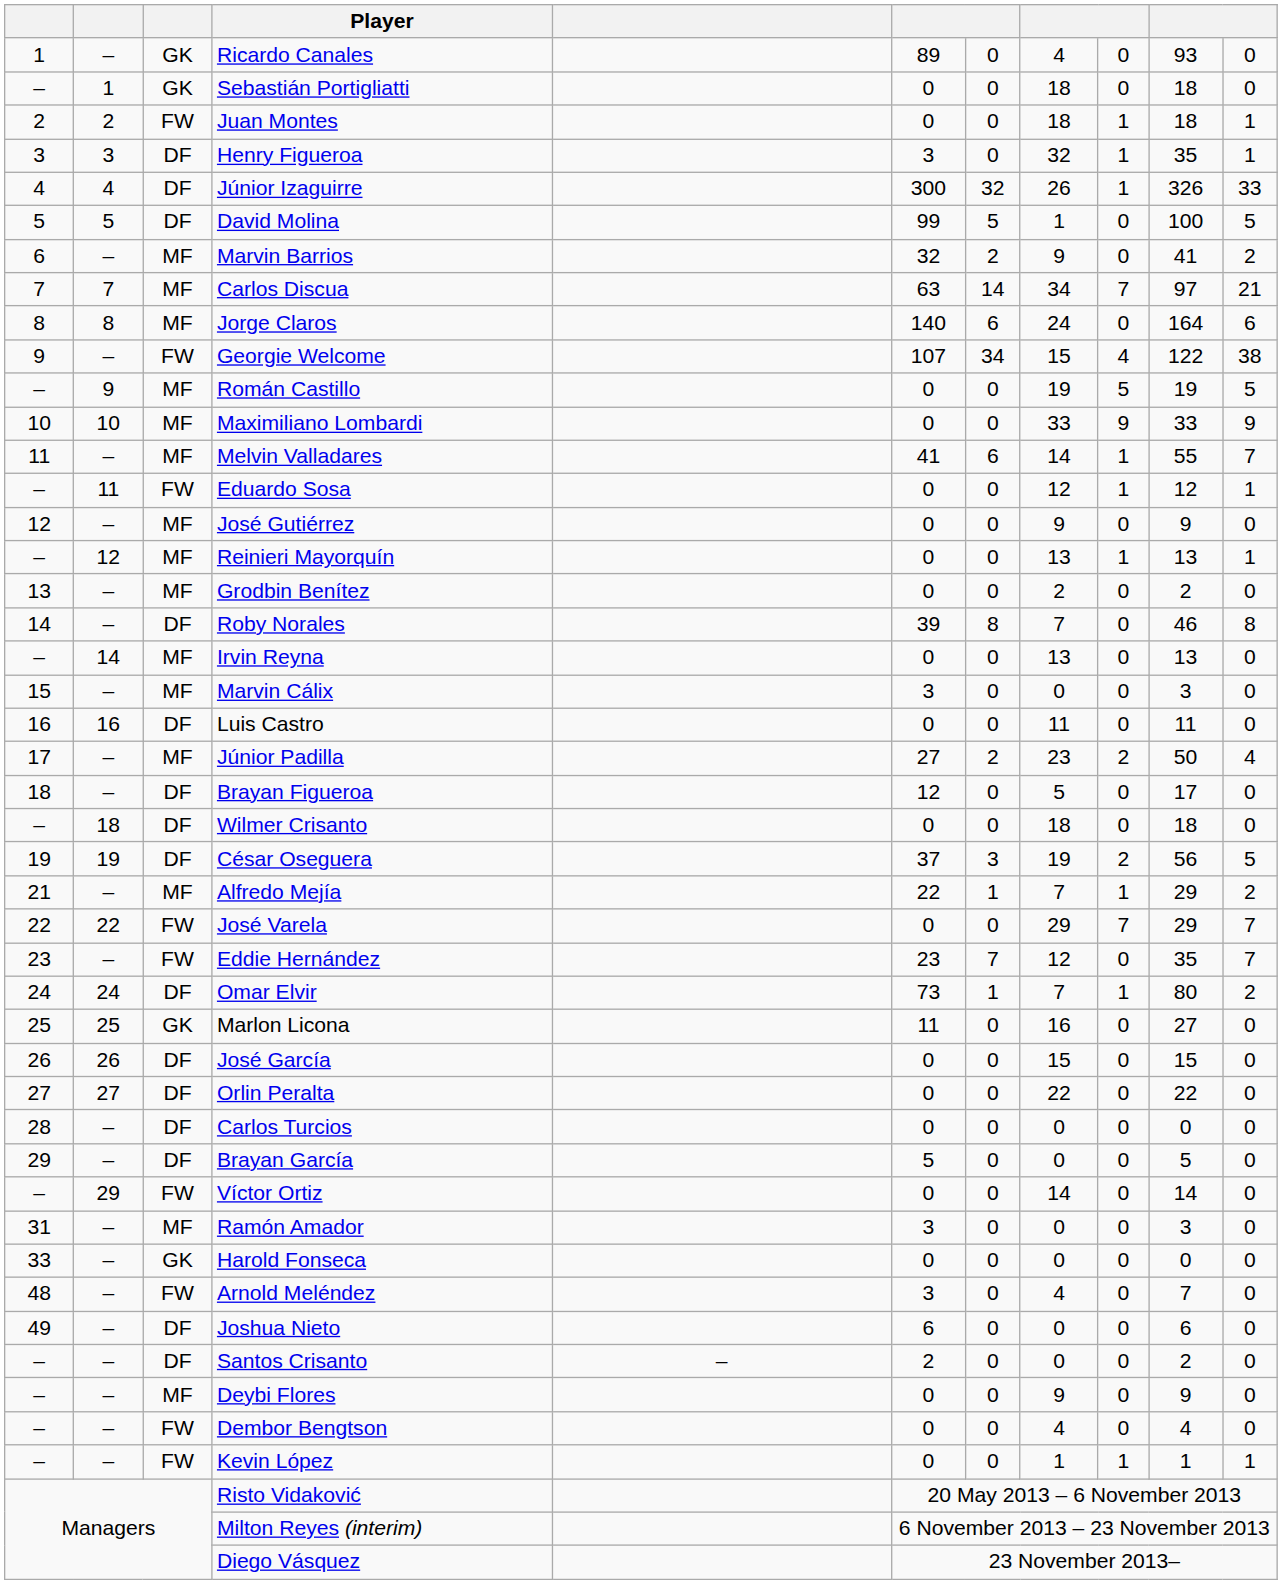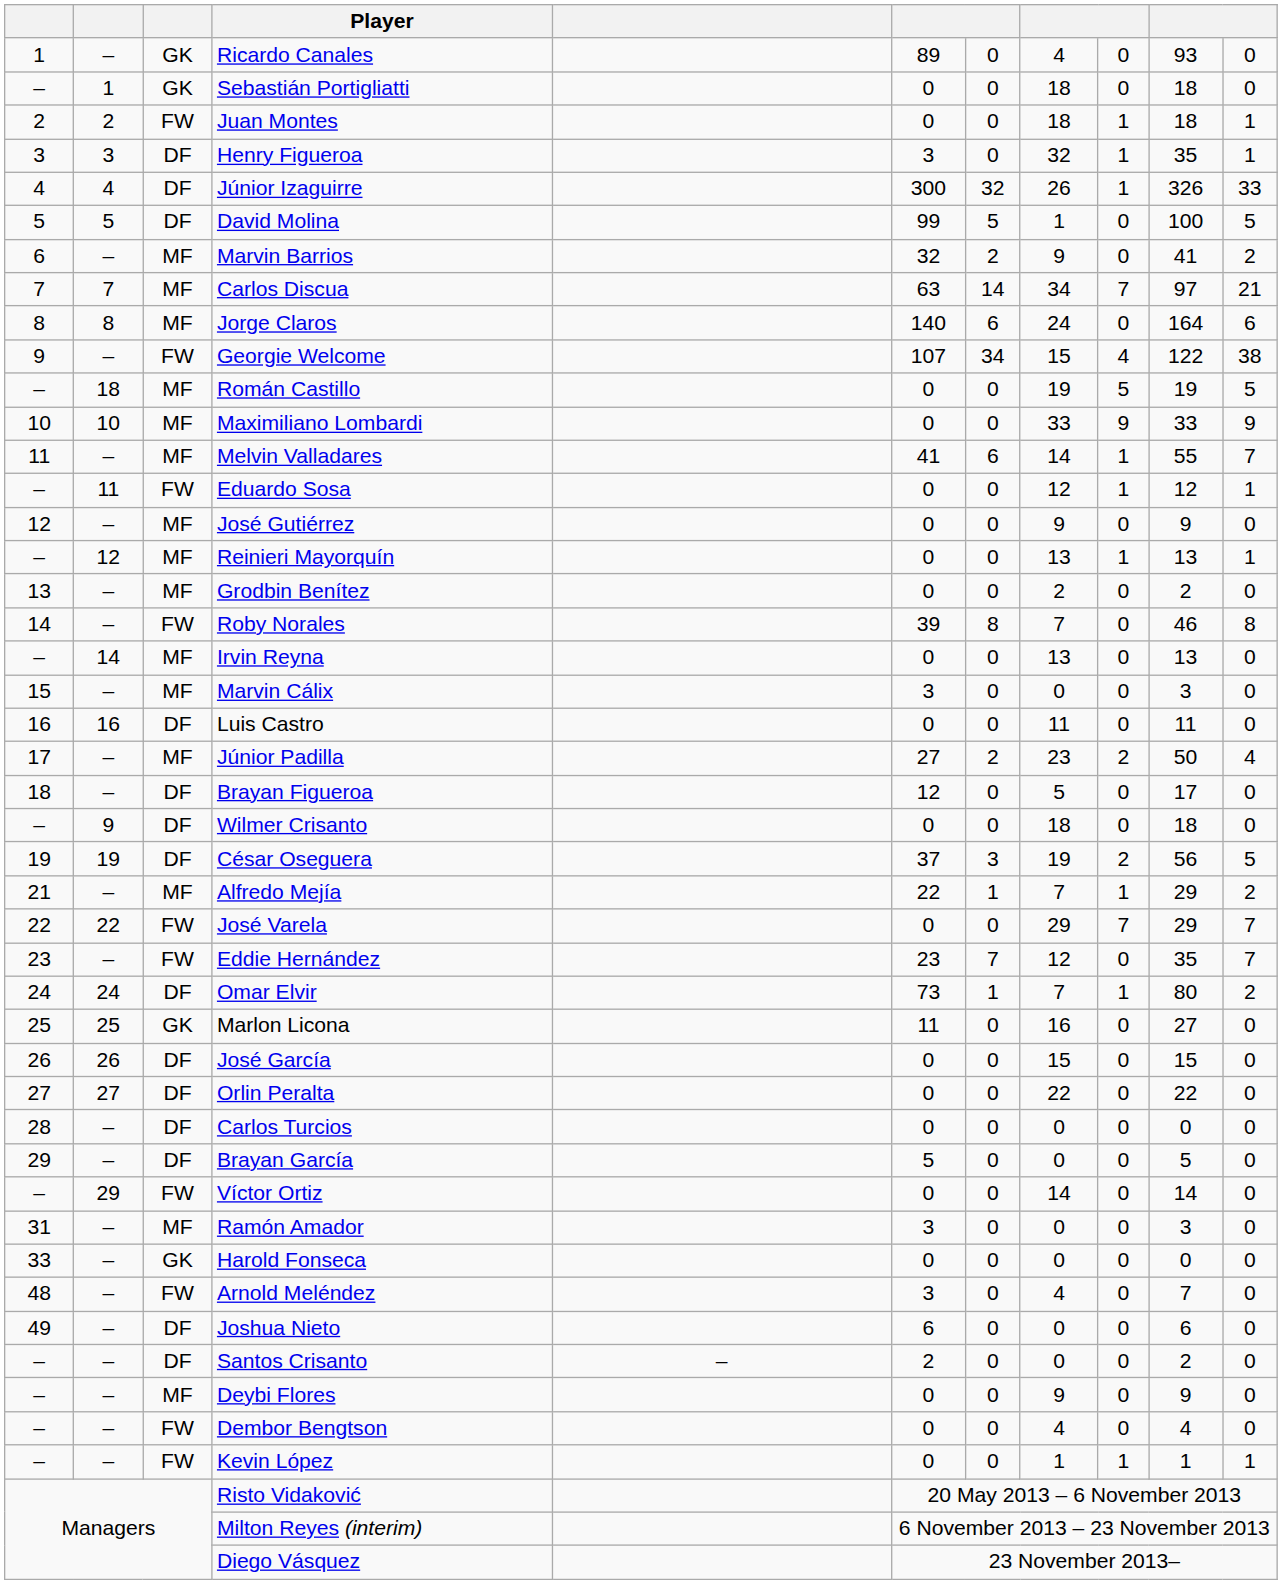(108, 389) 9 -> (108, 389) 18
(177, 624) DF -> (177, 624) FW
(108, 825) 18 -> (108, 825) 9
